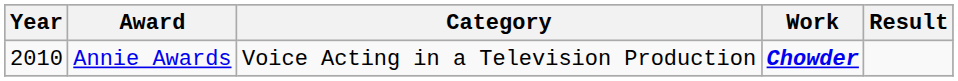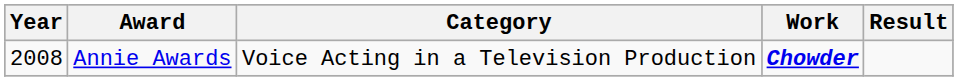(36, 59) 2010 -> (36, 59) 2008
